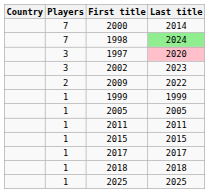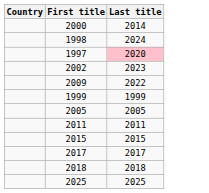- column: (66, 11)
(176, 40) lightgreen background -> (135, 40) no background
